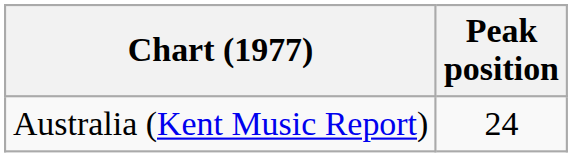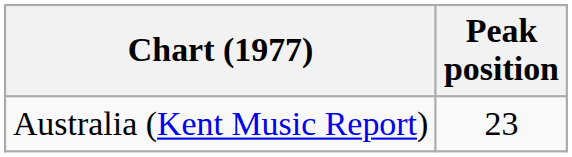(501, 123) 24 -> (501, 123) 23
